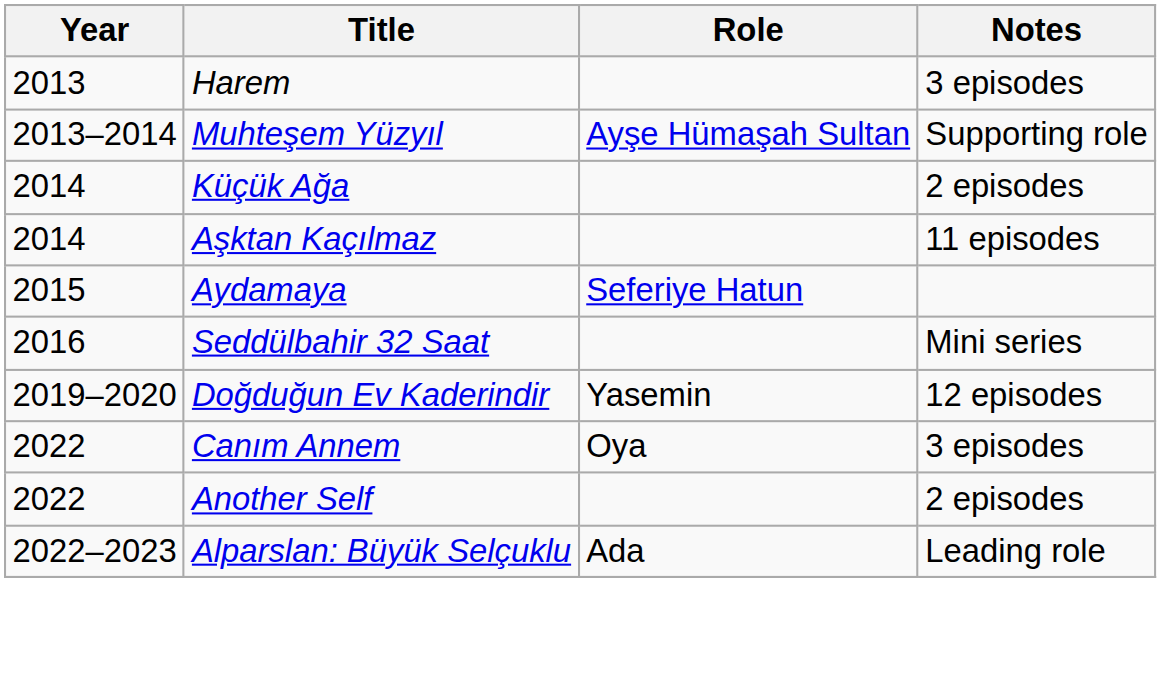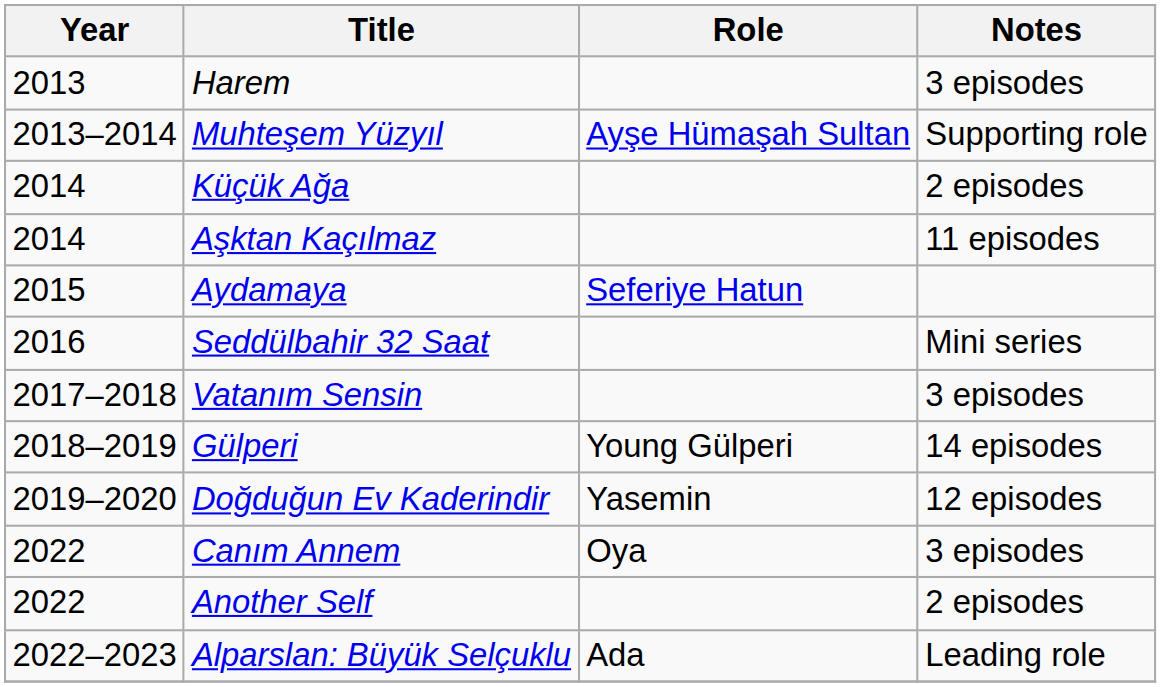+ row: (307, 394)
+ row: (245, 446)
